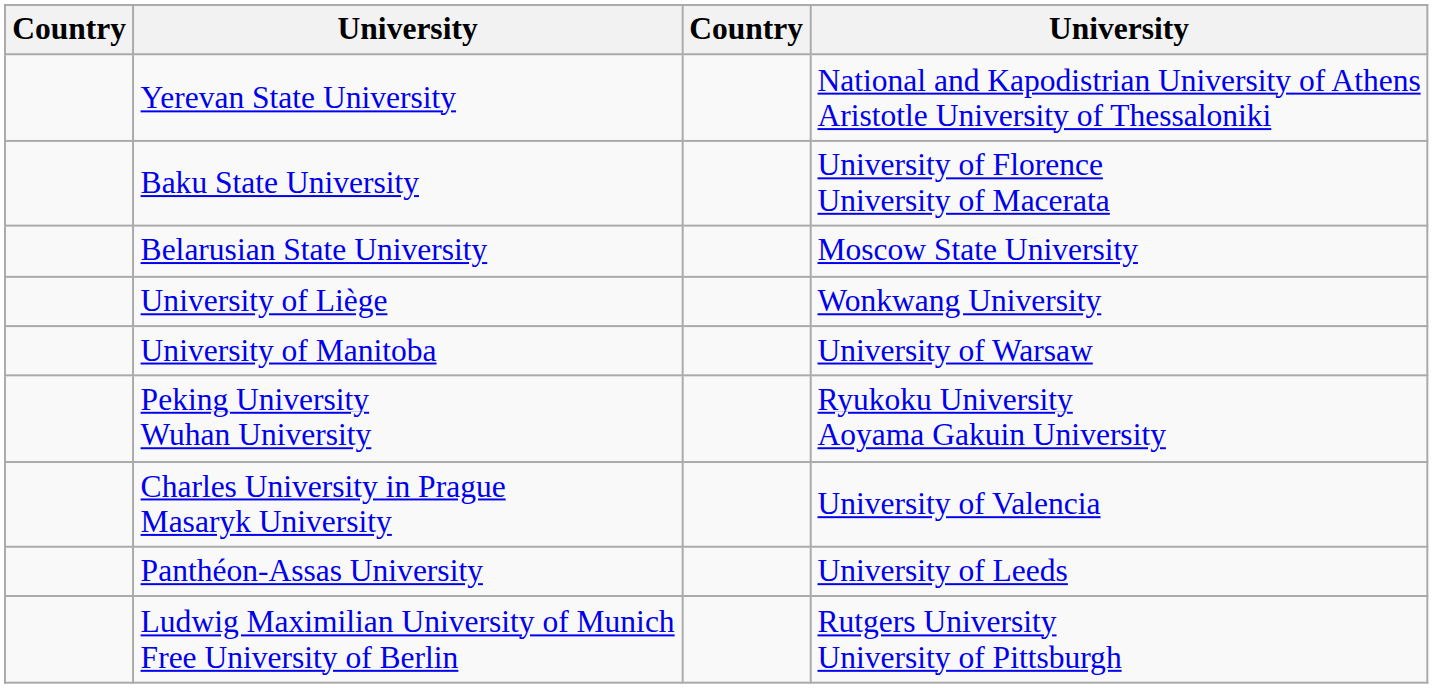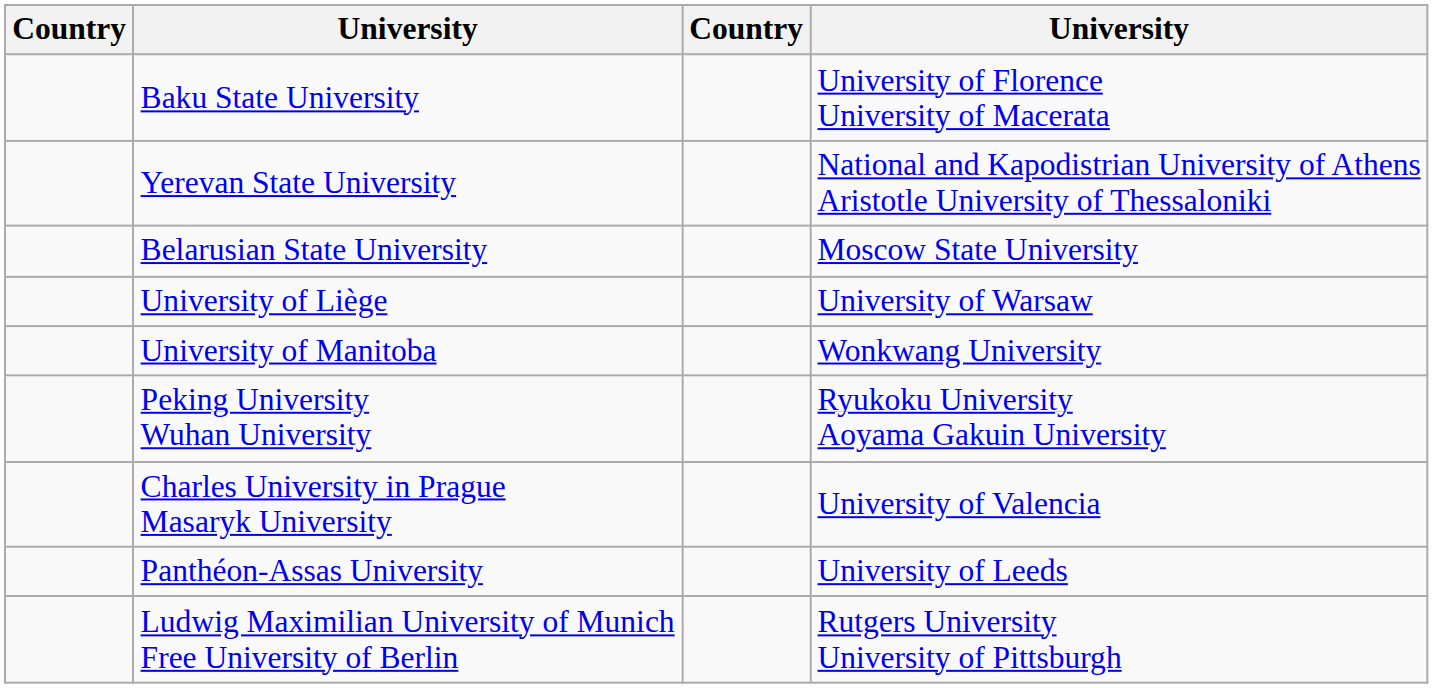rows swapped: (298, 97) <-> (280, 182)
(959, 300) Wonkwang University -> (955, 300) University of Warsaw
(955, 350) University of Warsaw -> (959, 350) Wonkwang University
